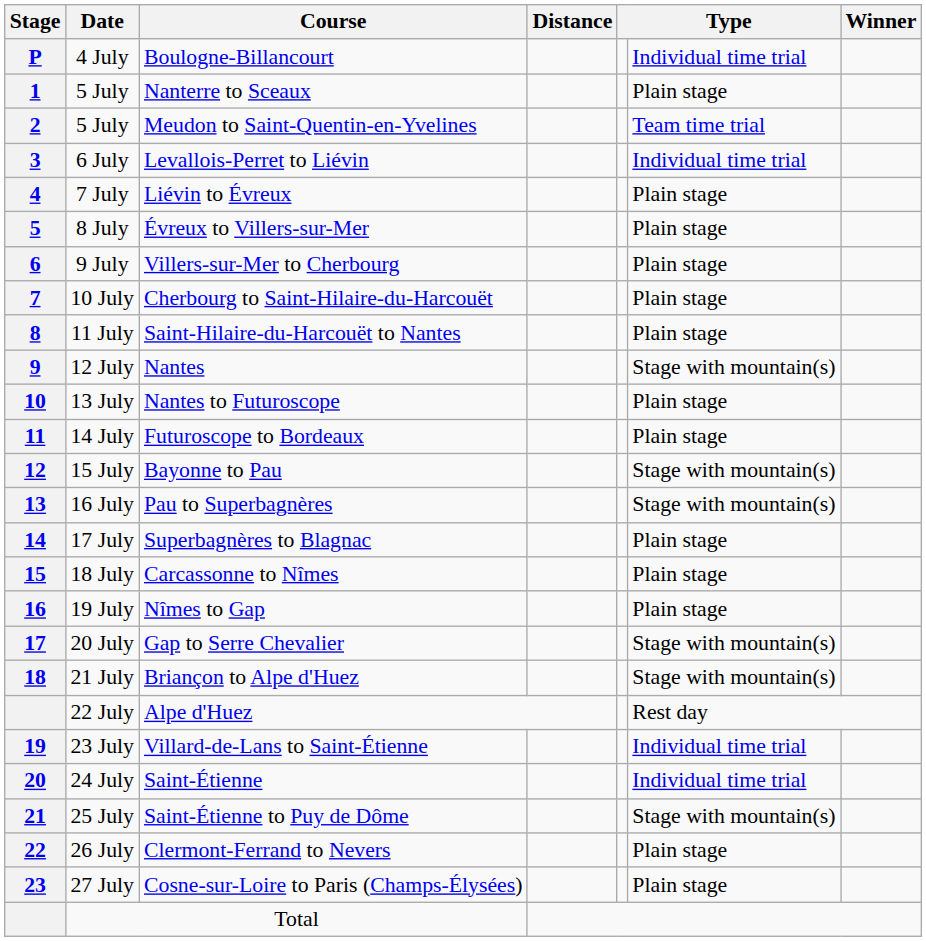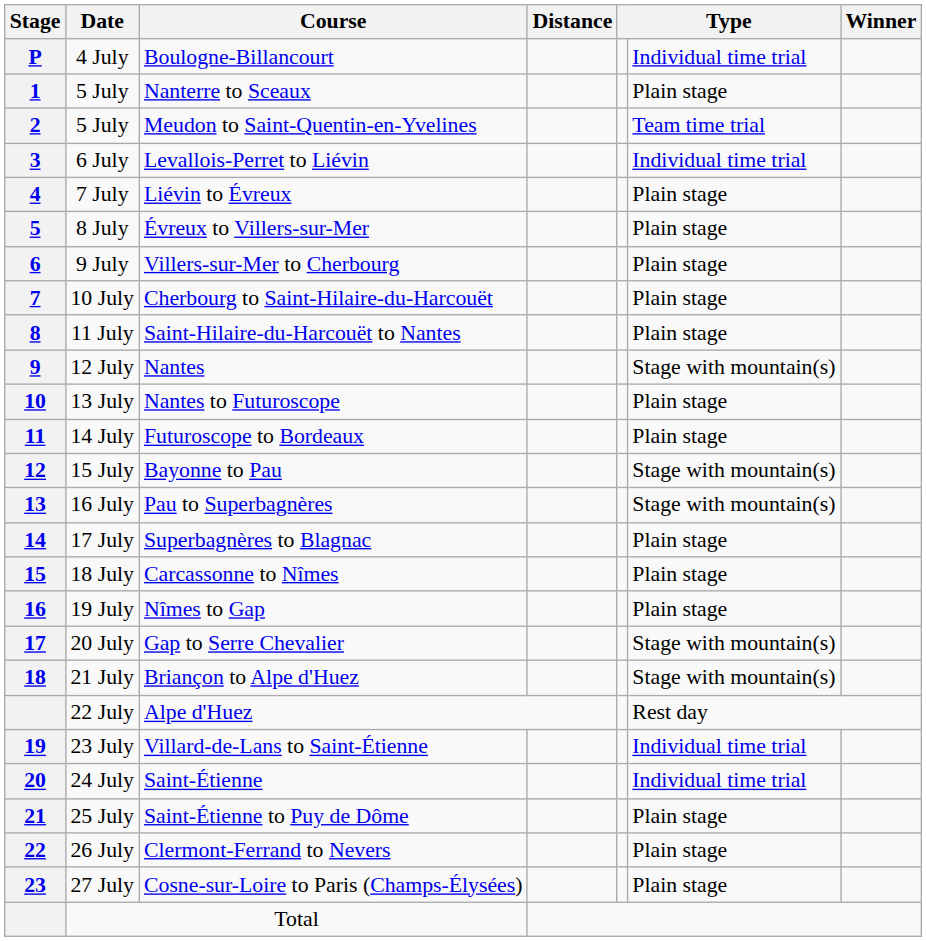(734, 815) Stage with mountain(s) -> (680, 815) Plain stage
